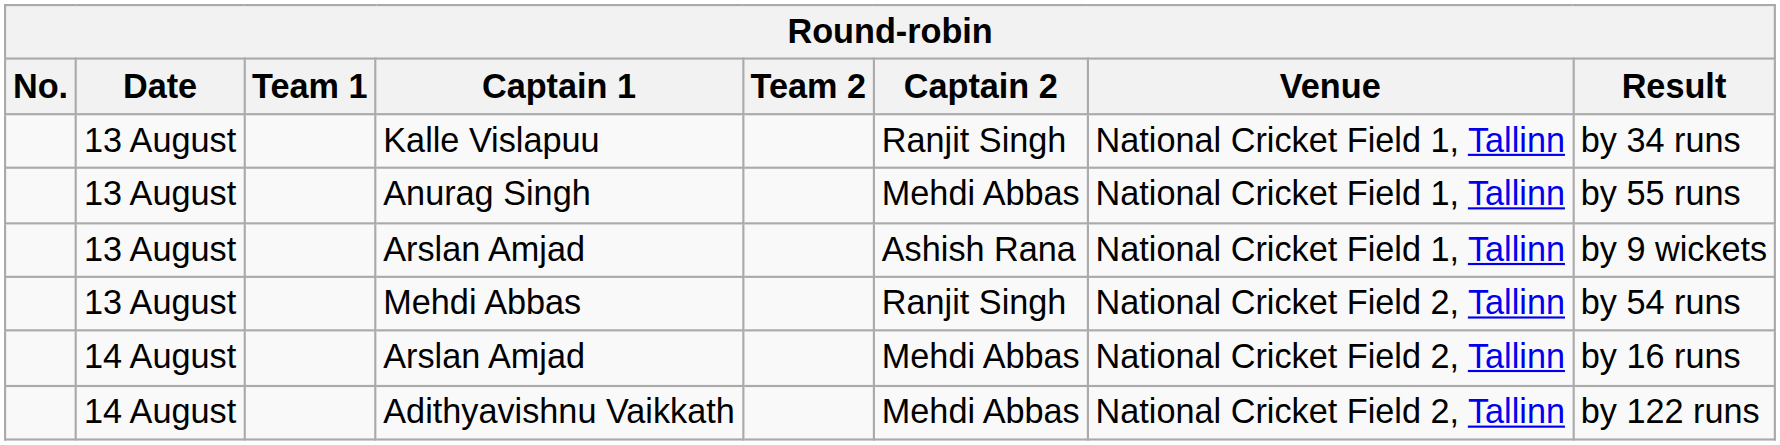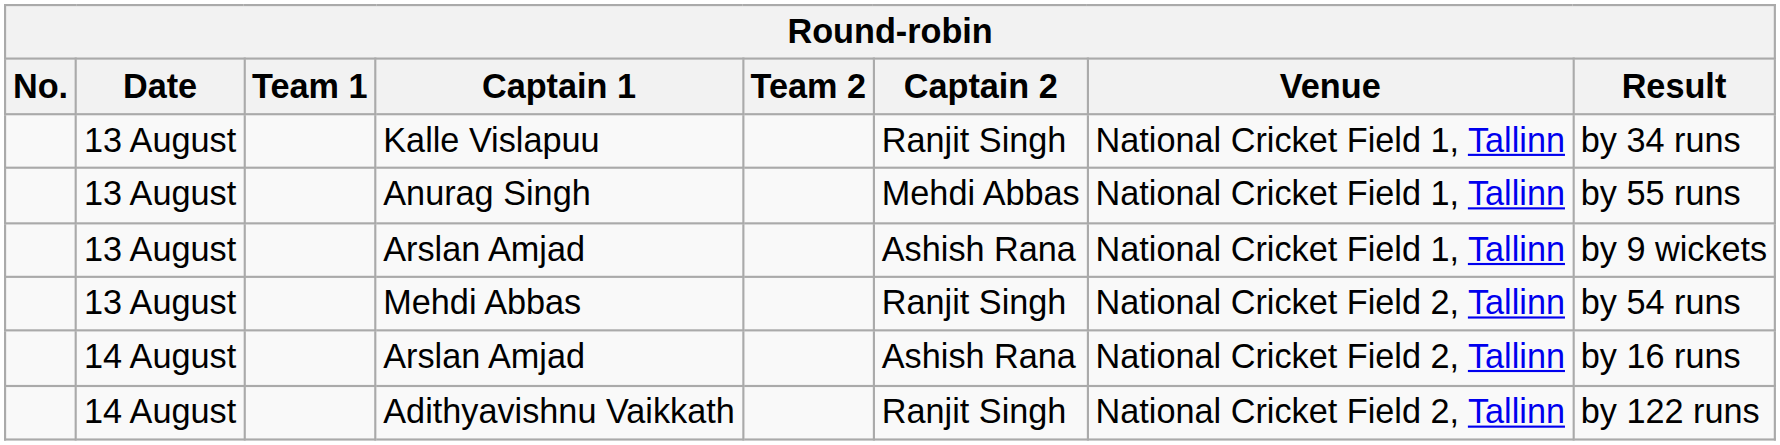(981, 357) Mehdi Abbas -> (979, 357) Ashish Rana
(981, 411) Mehdi Abbas -> (974, 411) Ranjit Singh
